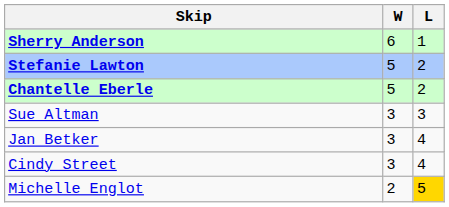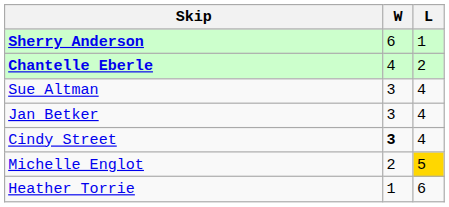- row: (76, 66)
(391, 91) 5 -> (391, 66) 4
(421, 115) 3 -> (421, 91) 4
(391, 164) normal -> (391, 140) bold
+ row: (72, 189)
